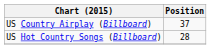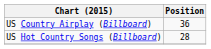(185, 24) 37 -> (185, 24) 36
